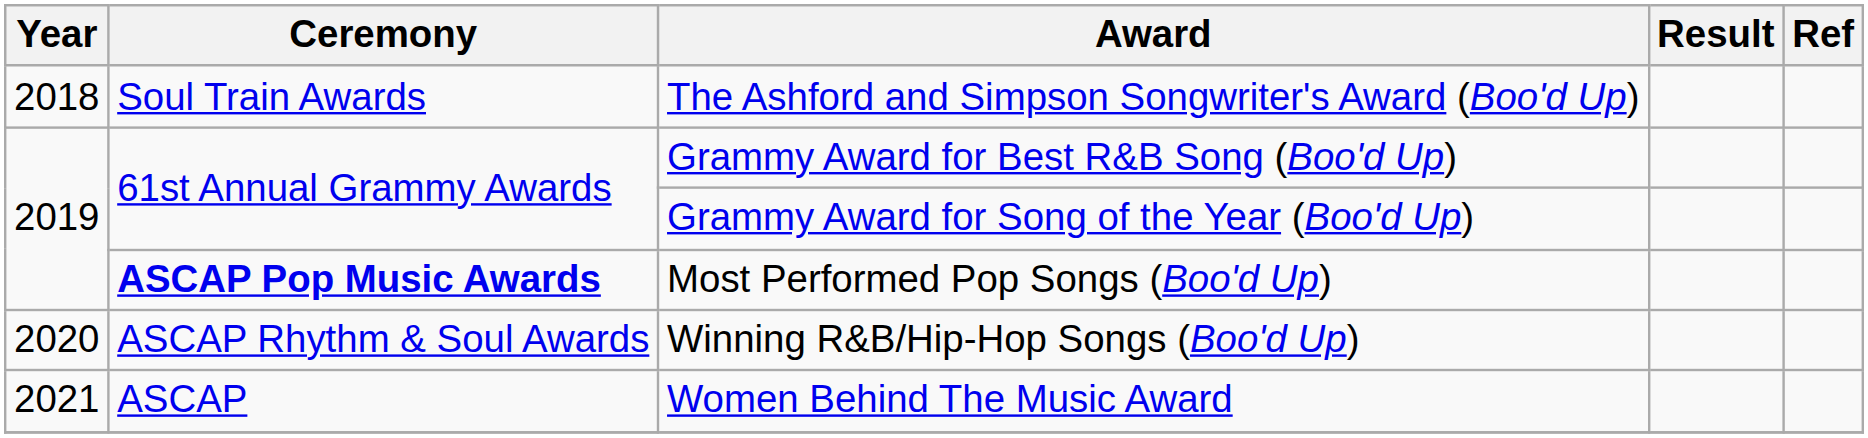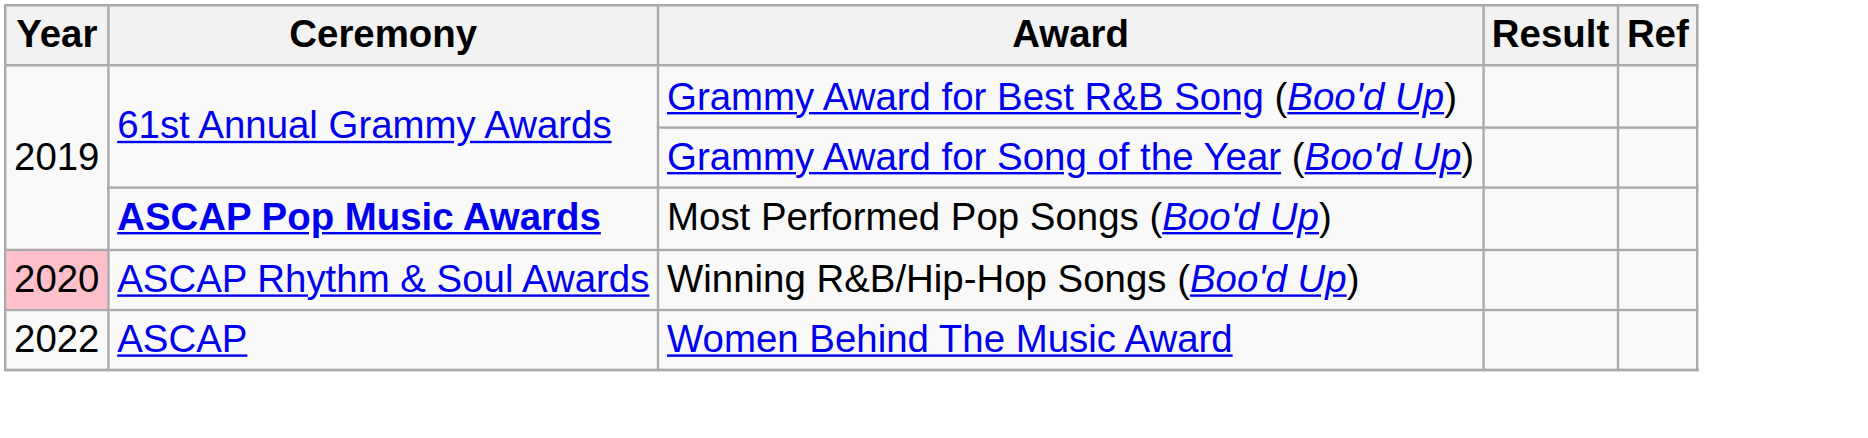- row: (1153, 95)
(57, 339) no background -> (57, 278) pink background
(57, 400) 2021 -> (57, 339) 2022
